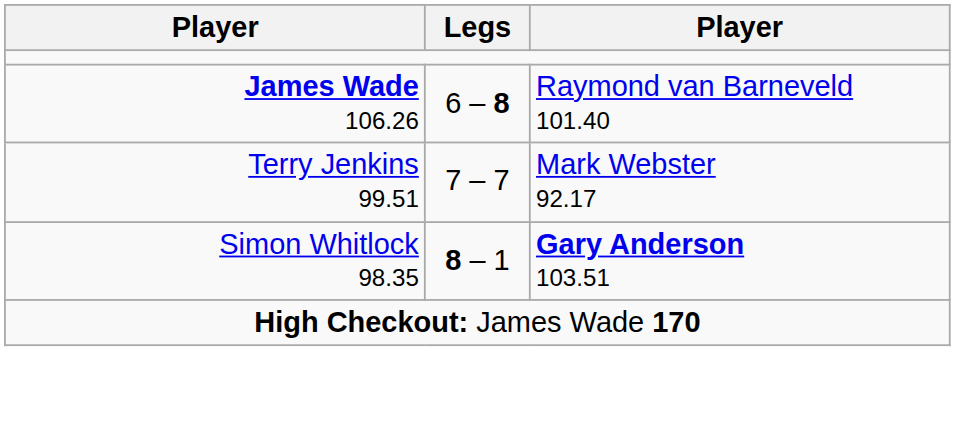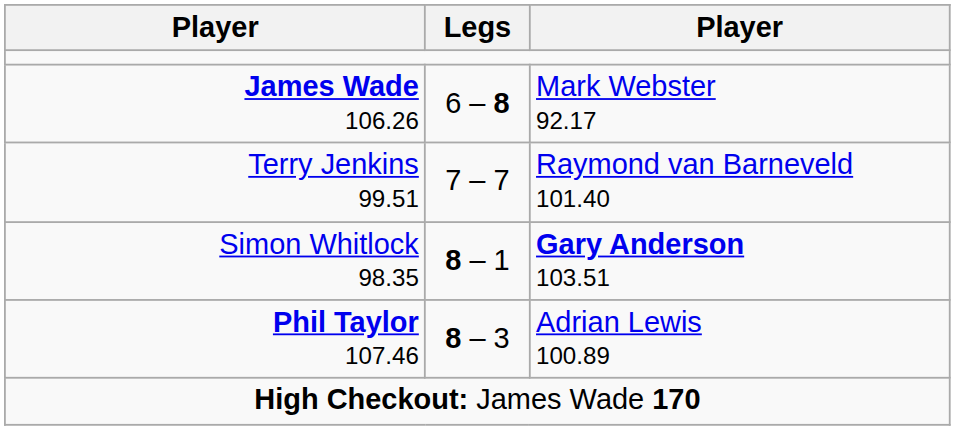(695, 103) Raymond van Barneveld 101.40 -> (626, 103) Mark Webster 92.17
(626, 181) Mark Webster 92.17 -> (695, 181) Raymond van Barneveld 101.40
+ row: (346, 338)
